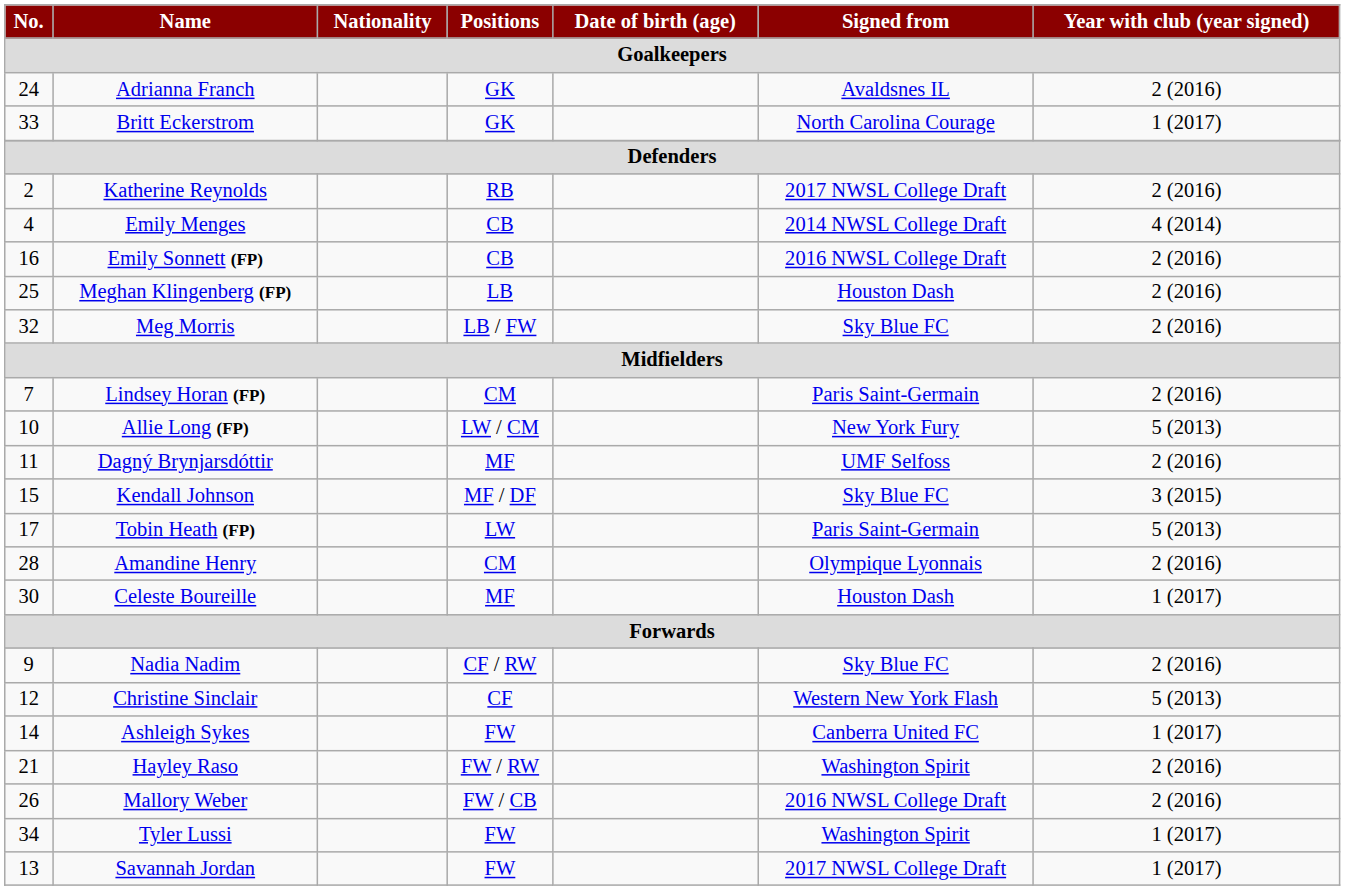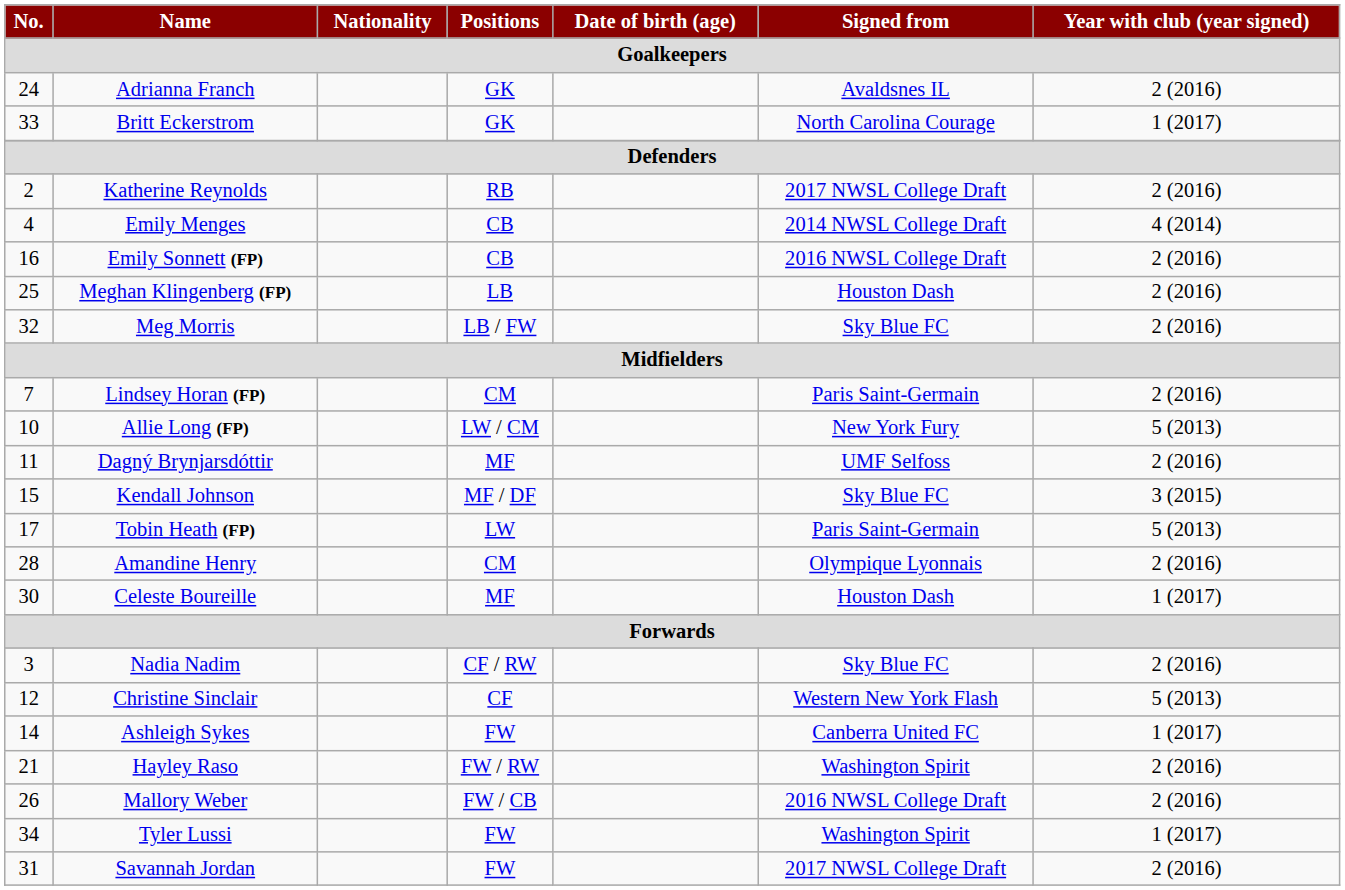(29, 664) 9 -> (29, 664) 3
(29, 868) 13 -> (29, 868) 31
(1186, 868) 1 (2017) -> (1186, 868) 2 (2016)
